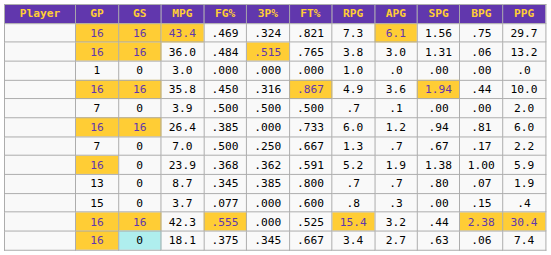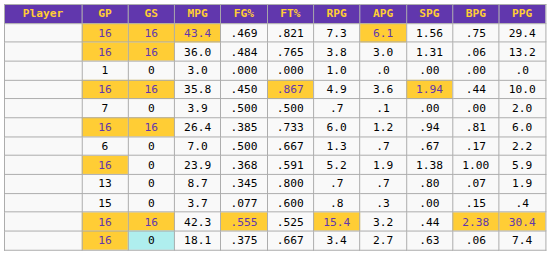- column: (268, 14)
(524, 32) 29.7 -> (522, 32) 29.4
(97, 146) 7 -> (105, 146) 6
